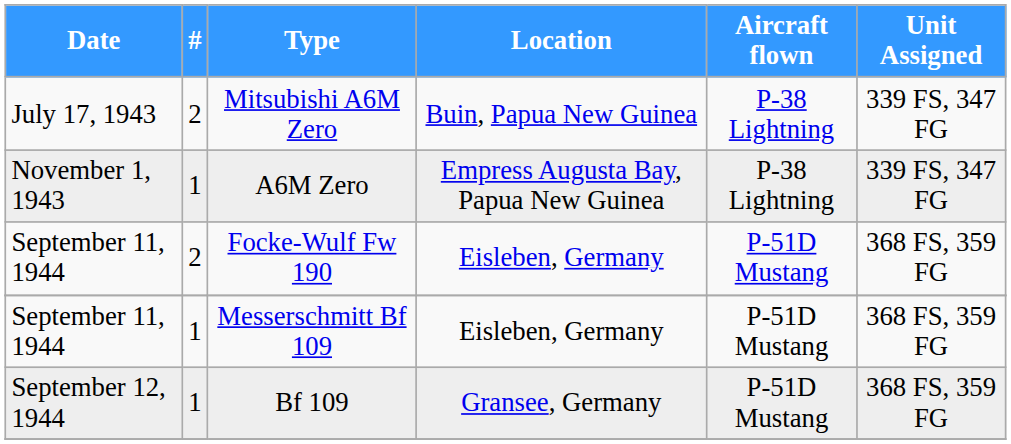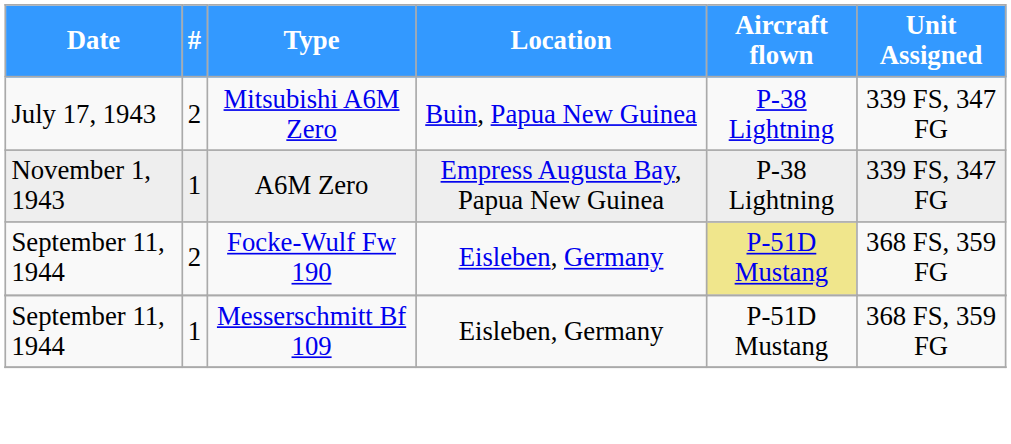(781, 258) no background -> (781, 258) khaki background
- row: (312, 402)
